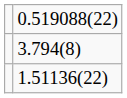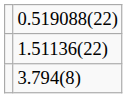rows swapped: (63, 78) <-> (49, 48)
